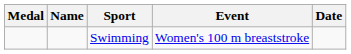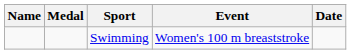columns swapped: (26, 15) <-> (67, 15)
